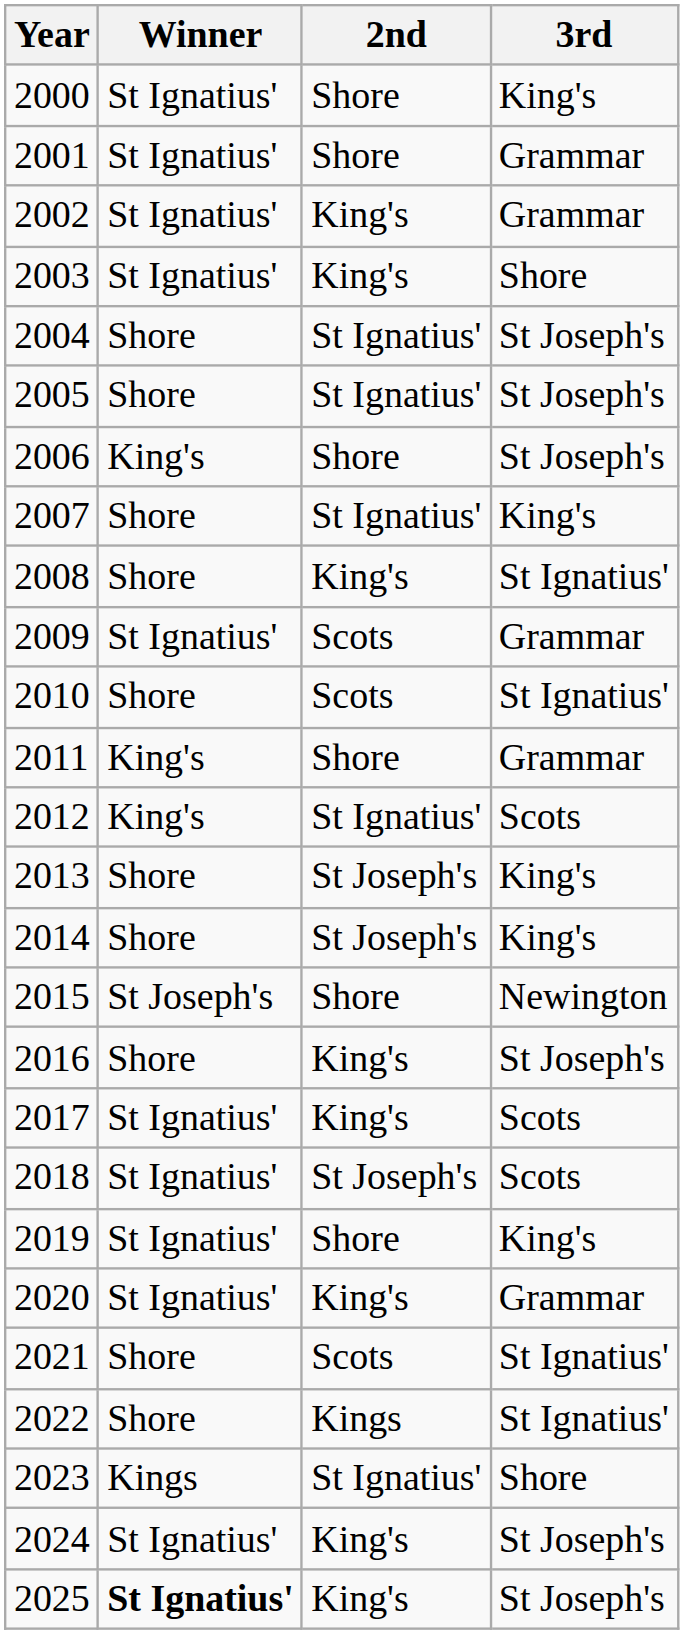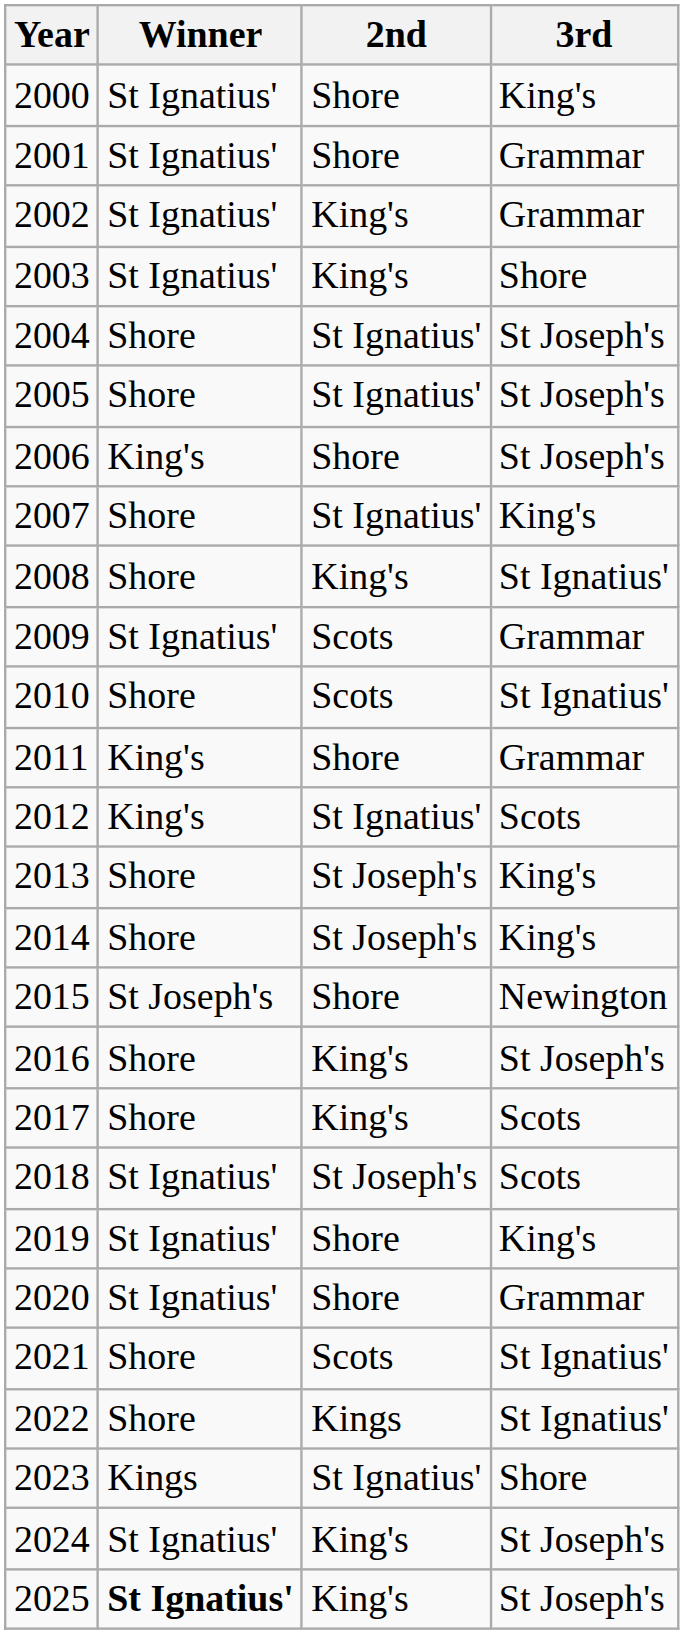(192, 1117) St Ignatius' -> (151, 1117) Shore
(360, 1297) King's -> (355, 1297) Shore
